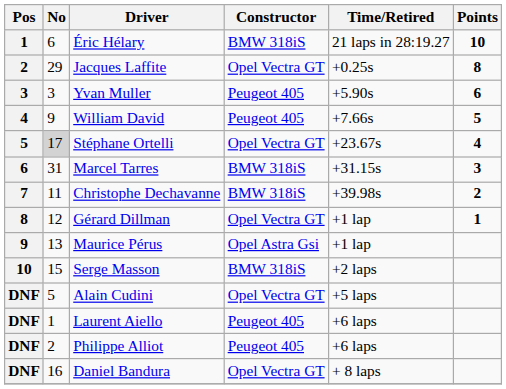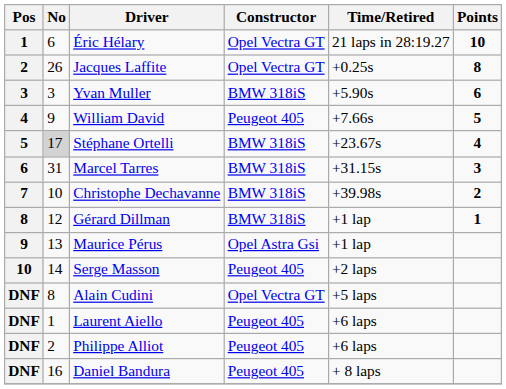(267, 42) BMW 318iS -> (276, 42) Opel Vectra GT
(55, 67) 29 -> (55, 67) 26
(266, 92) Peugeot 405 -> (267, 92) BMW 318iS
(276, 143) Opel Vectra GT -> (267, 143) BMW 318iS
(55, 194) 11 -> (55, 194) 10
(276, 219) Opel Vectra GT -> (267, 219) BMW 318iS
(55, 270) 15 -> (55, 270) 14
(267, 270) BMW 318iS -> (266, 270) Peugeot 405
(51, 295) 5 -> (51, 295) 8
(276, 371) Opel Vectra GT -> (266, 371) Peugeot 405
